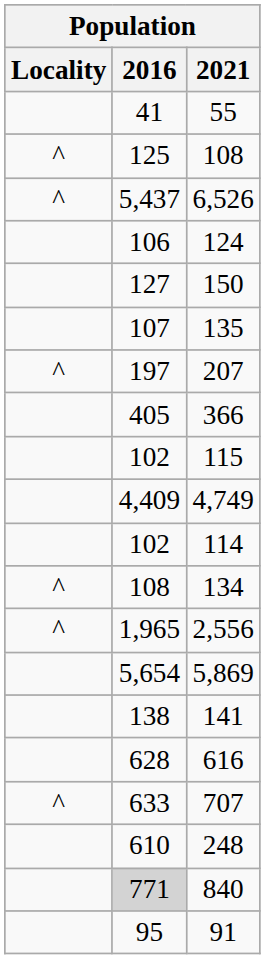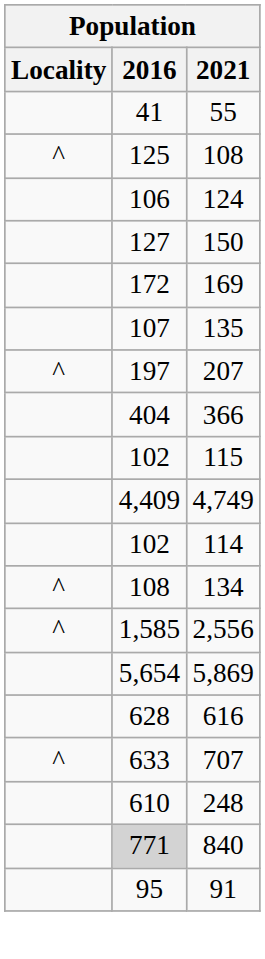- row: (223, 198)
+ row: (223, 284)
(149, 414) 405 -> (149, 414) 404
(149, 629) 1,965 -> (149, 629) 1,585
- row: (223, 716)
